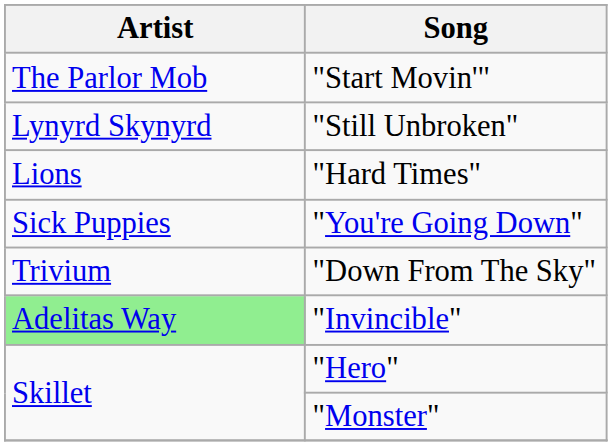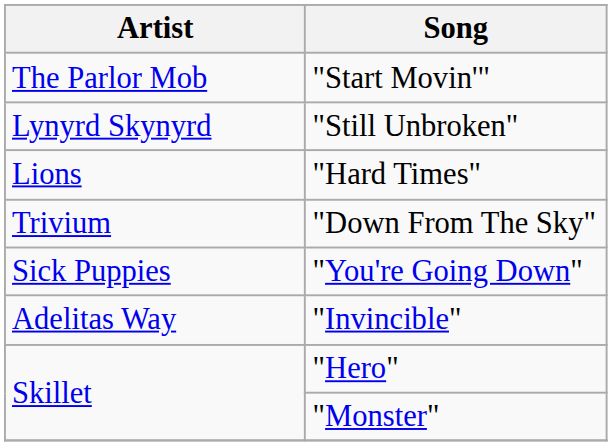rows swapped: (448, 222) <-> (454, 271)
(94, 319) lightgreen background -> (94, 319) no background
